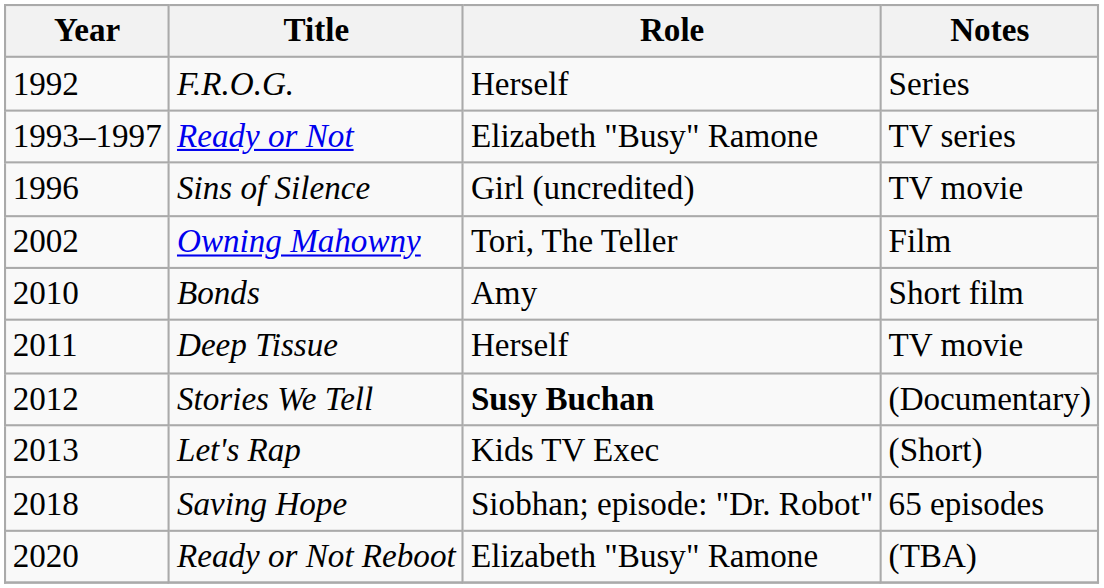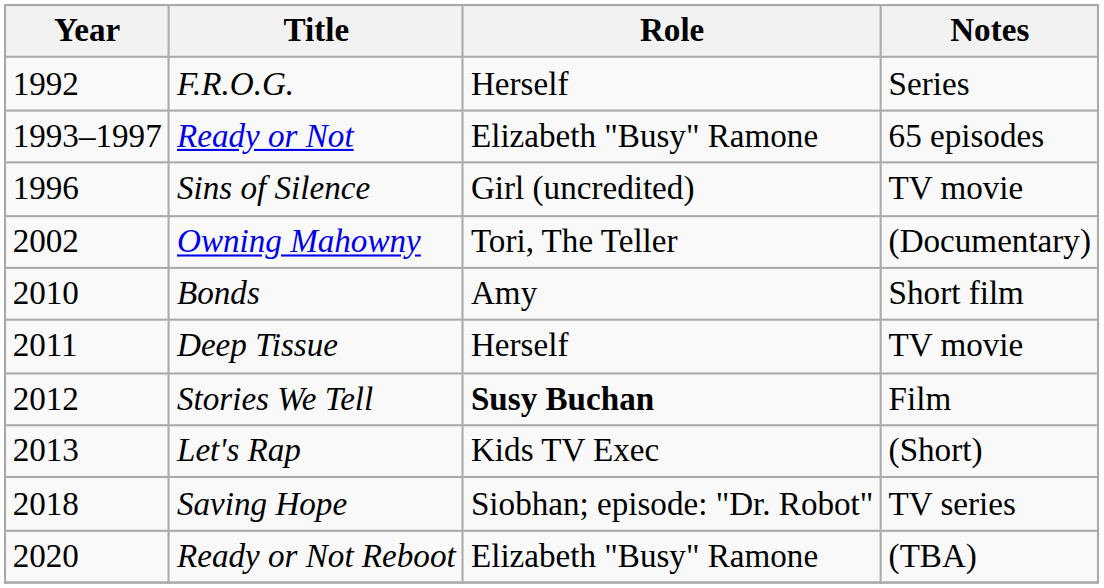(952, 135) TV series -> (966, 135) 65 episodes
(920, 240) Film -> (990, 240) (Documentary)
(990, 398) (Documentary) -> (920, 398) Film
(966, 503) 65 episodes -> (952, 503) TV series
